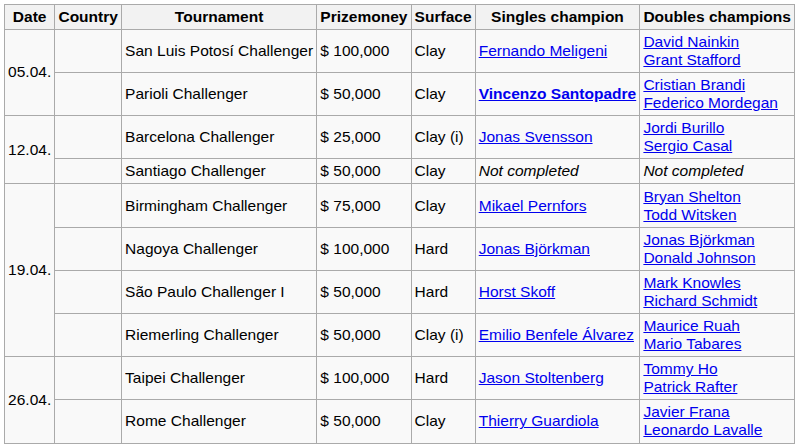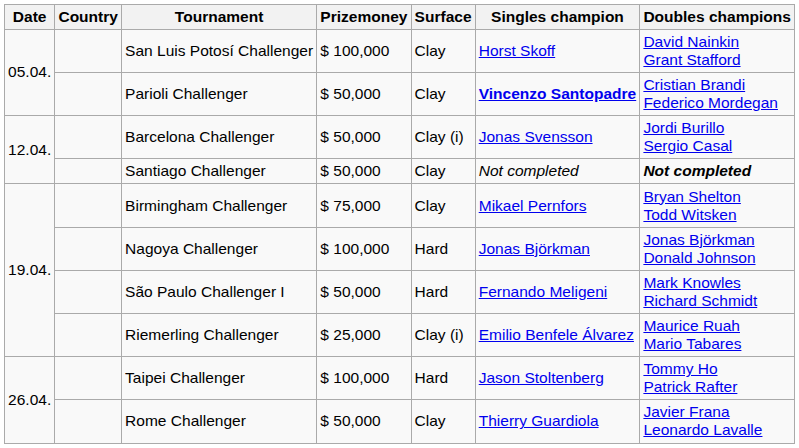(543, 50) Fernando Meligeni -> (517, 50) Horst Skoff
(351, 137) $ 25,000 -> (351, 137) $ 50,000
(693, 171) normal -> (697, 171) bold
(517, 291) Horst Skoff -> (543, 291) Fernando Meligeni
(351, 335) $ 50,000 -> (351, 335) $ 25,000
